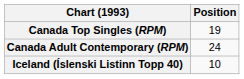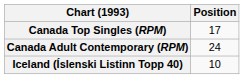(215, 30) 19 -> (215, 30) 17
